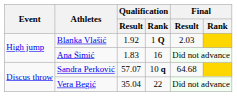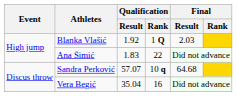(158, 55) 16 -> (158, 55) 22
(158, 84) 22 -> (158, 84) 16
